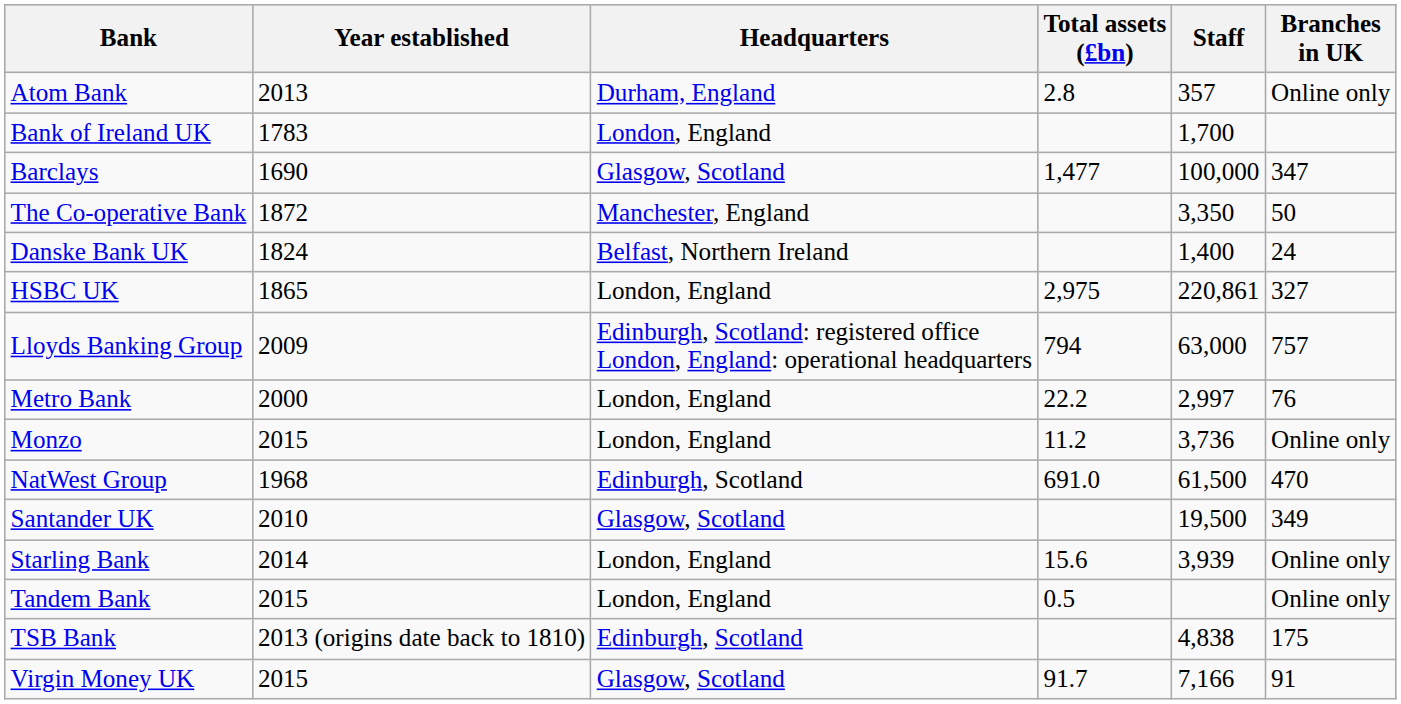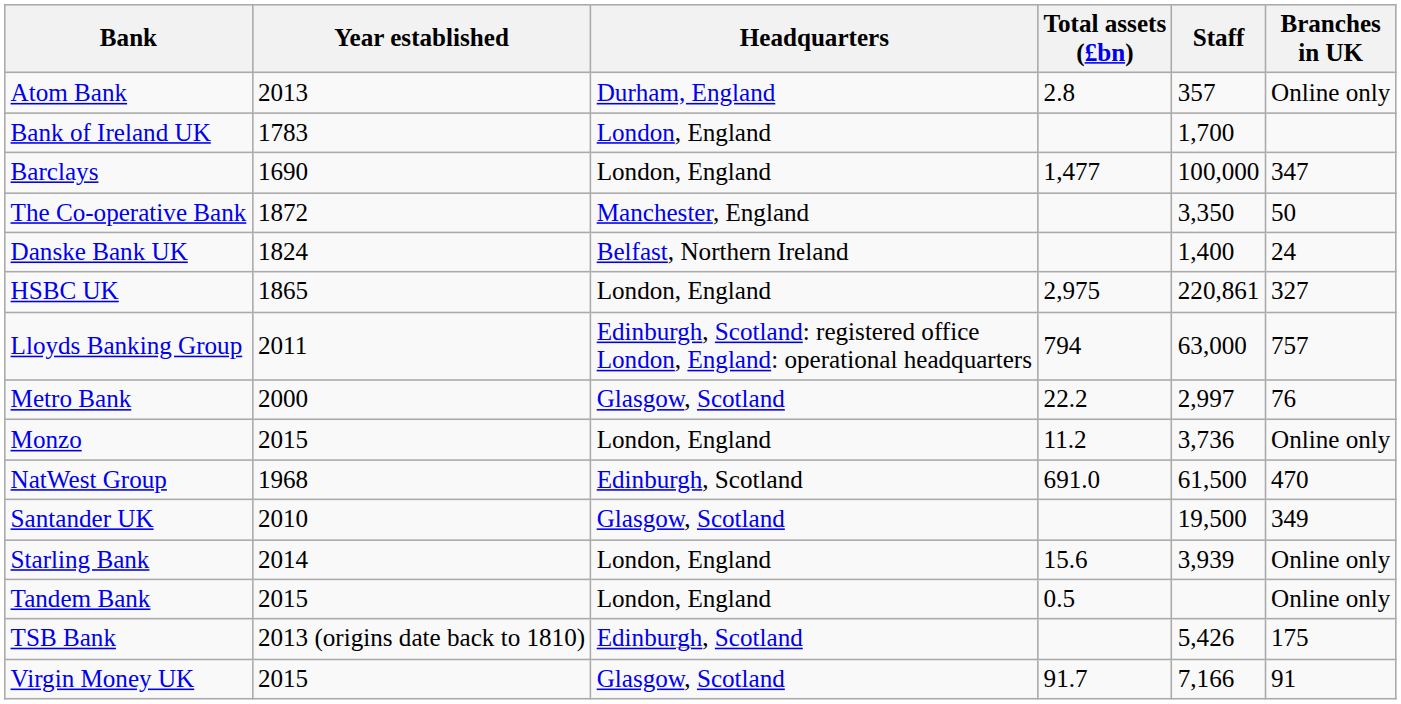(691, 172) Glasgow, Scotland -> (684, 172) London, England
(283, 345) 2009 -> (283, 345) 2011
(684, 399) London, England -> (691, 399) Glasgow, Scotland
(1206, 638) 4,838 -> (1206, 638) 5,426
